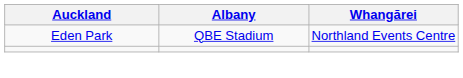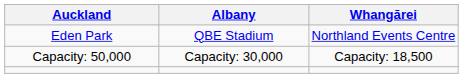+ row: (82, 56)
